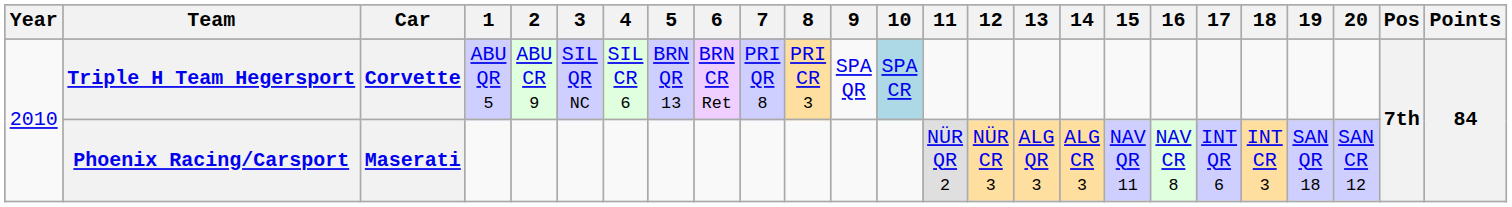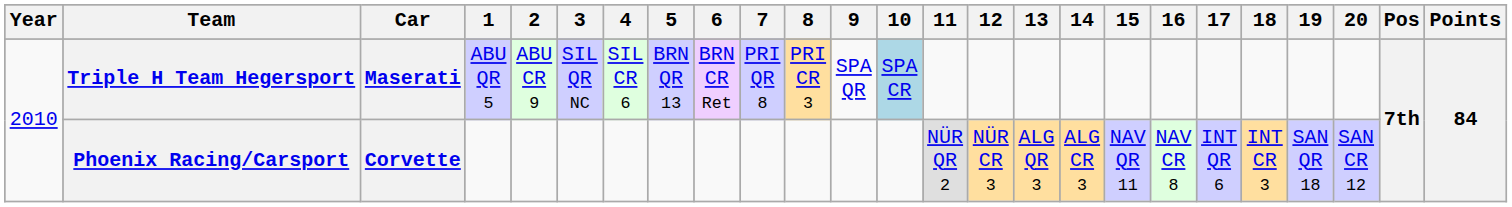(413, 79) Corvette -> (413, 79) Maserati
(413, 160) Maserati -> (413, 160) Corvette
